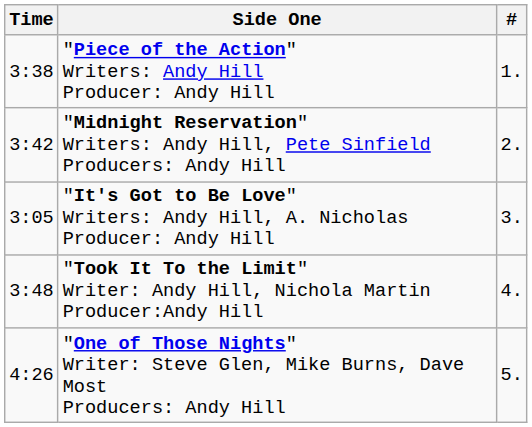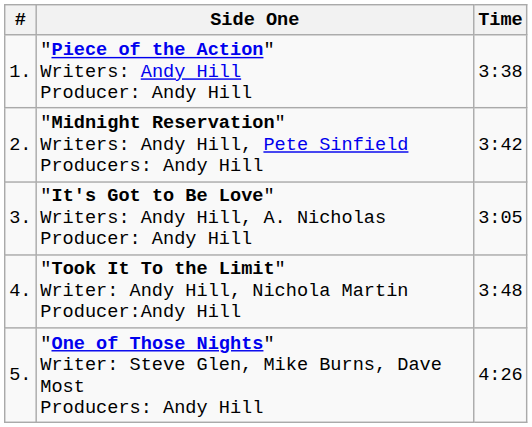columns swapped: (512, 20) <-> (31, 20)
